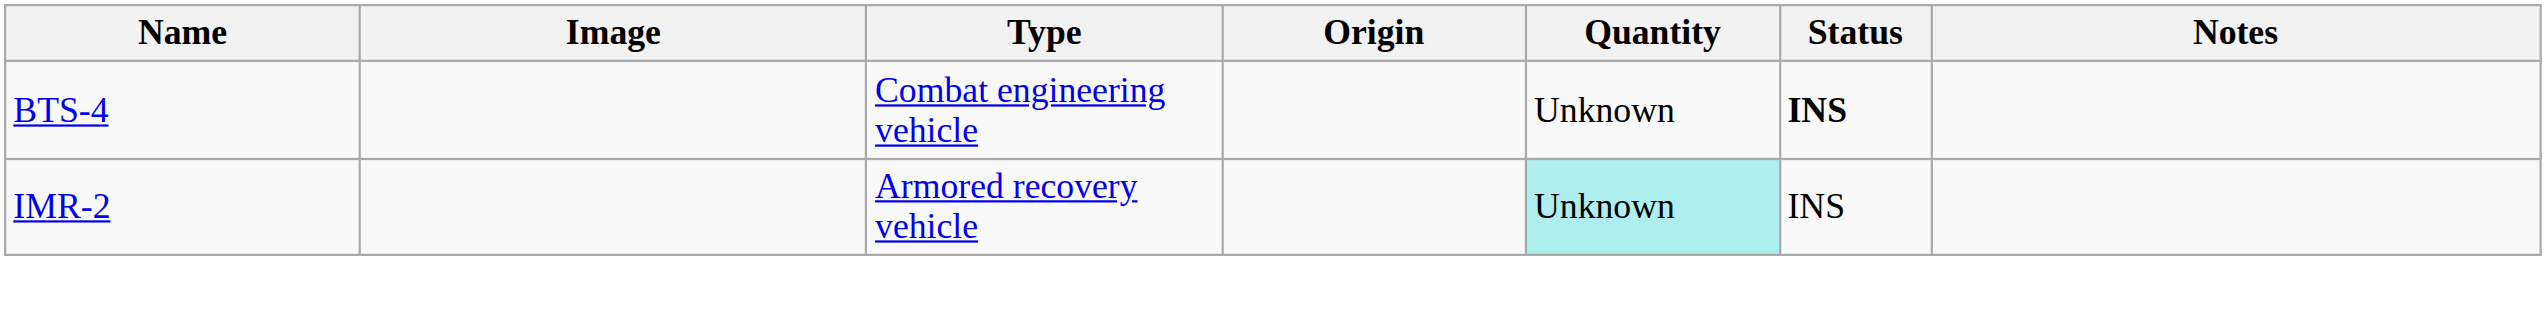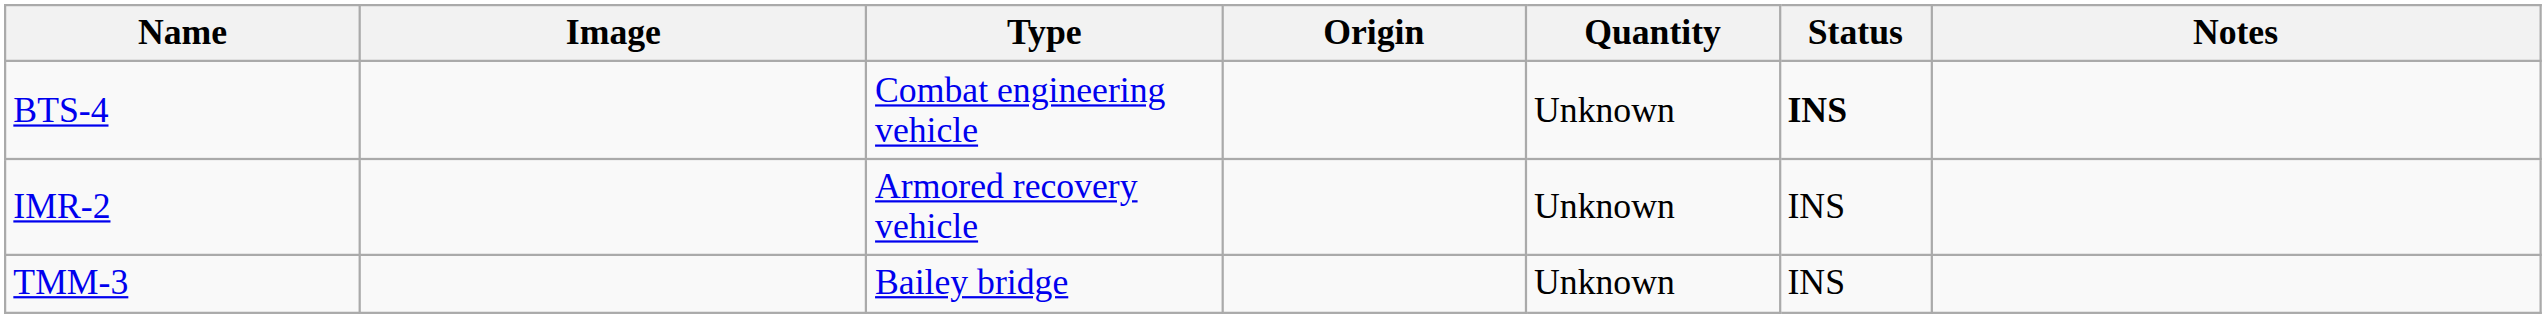(1604, 206) paleturquoise background -> (1604, 206) no background
+ row: (71, 282)
